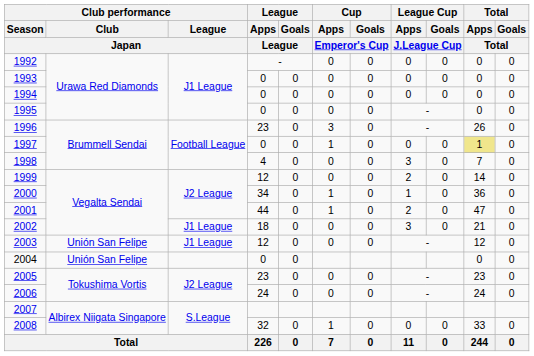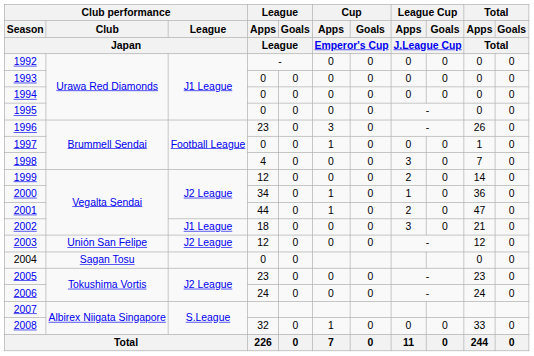(479, 144) khaki background -> (479, 144) no background
(208, 243) J1 League -> (208, 243) J2 League
(107, 260) Unión San Felipe -> (107, 260) Sagan Tosu
